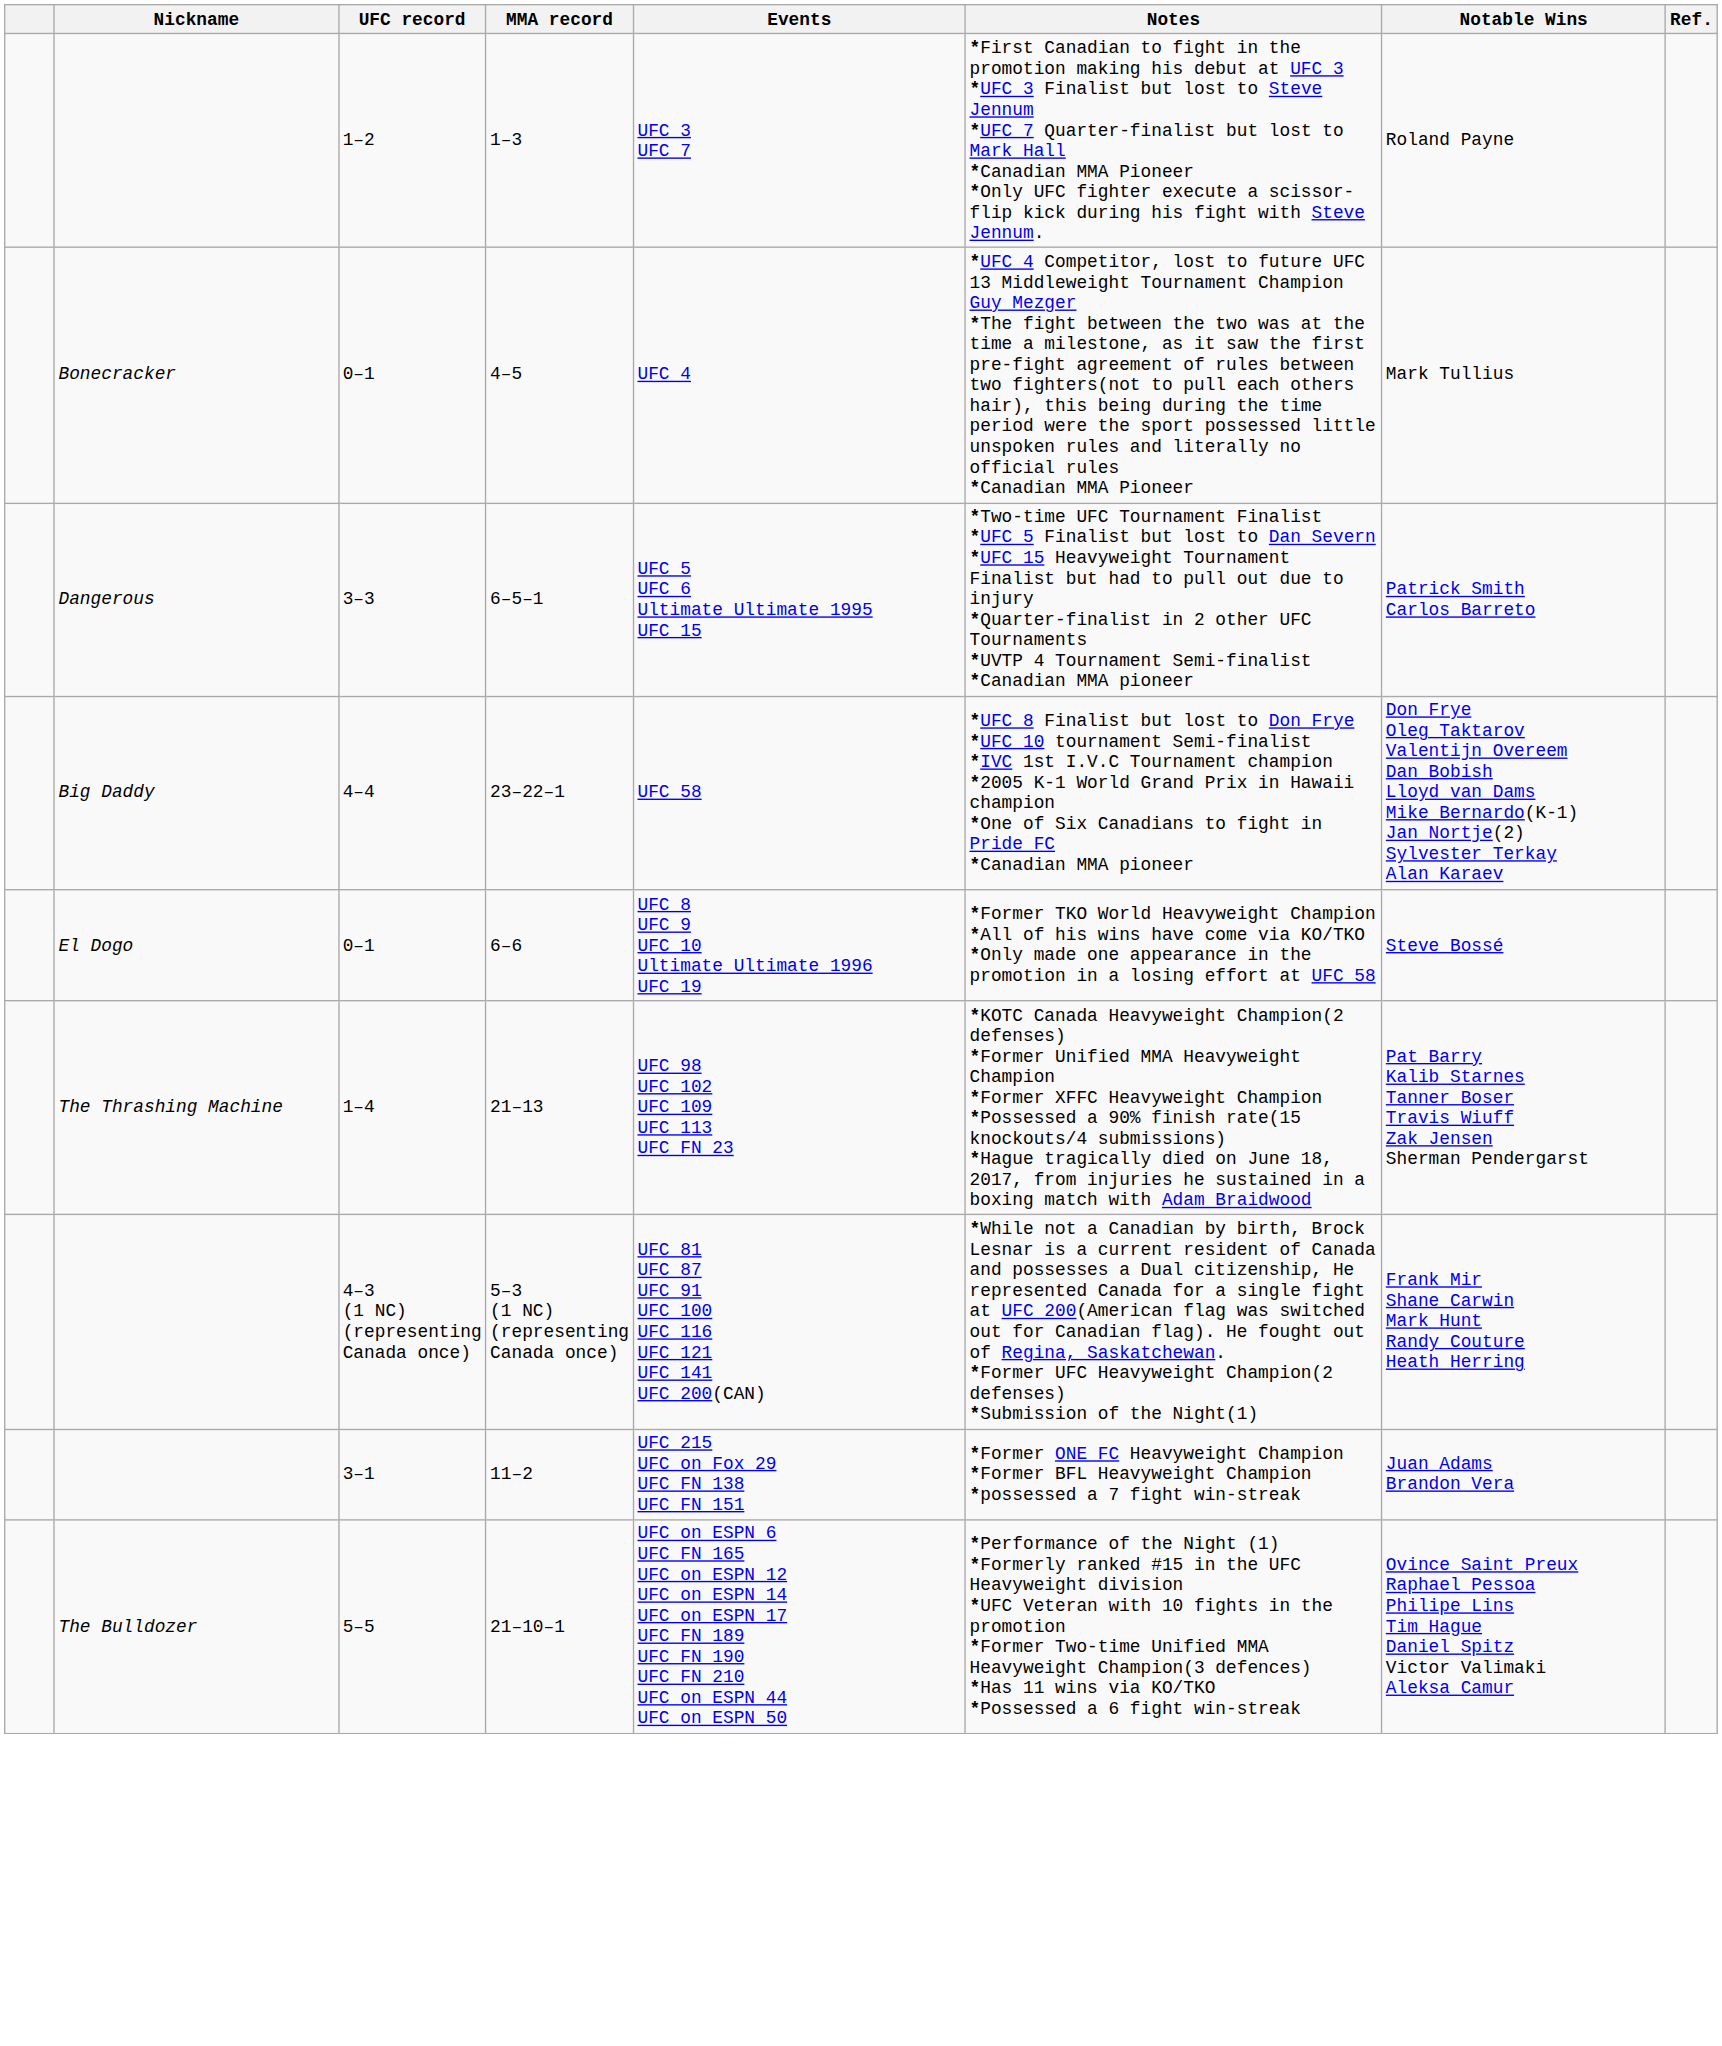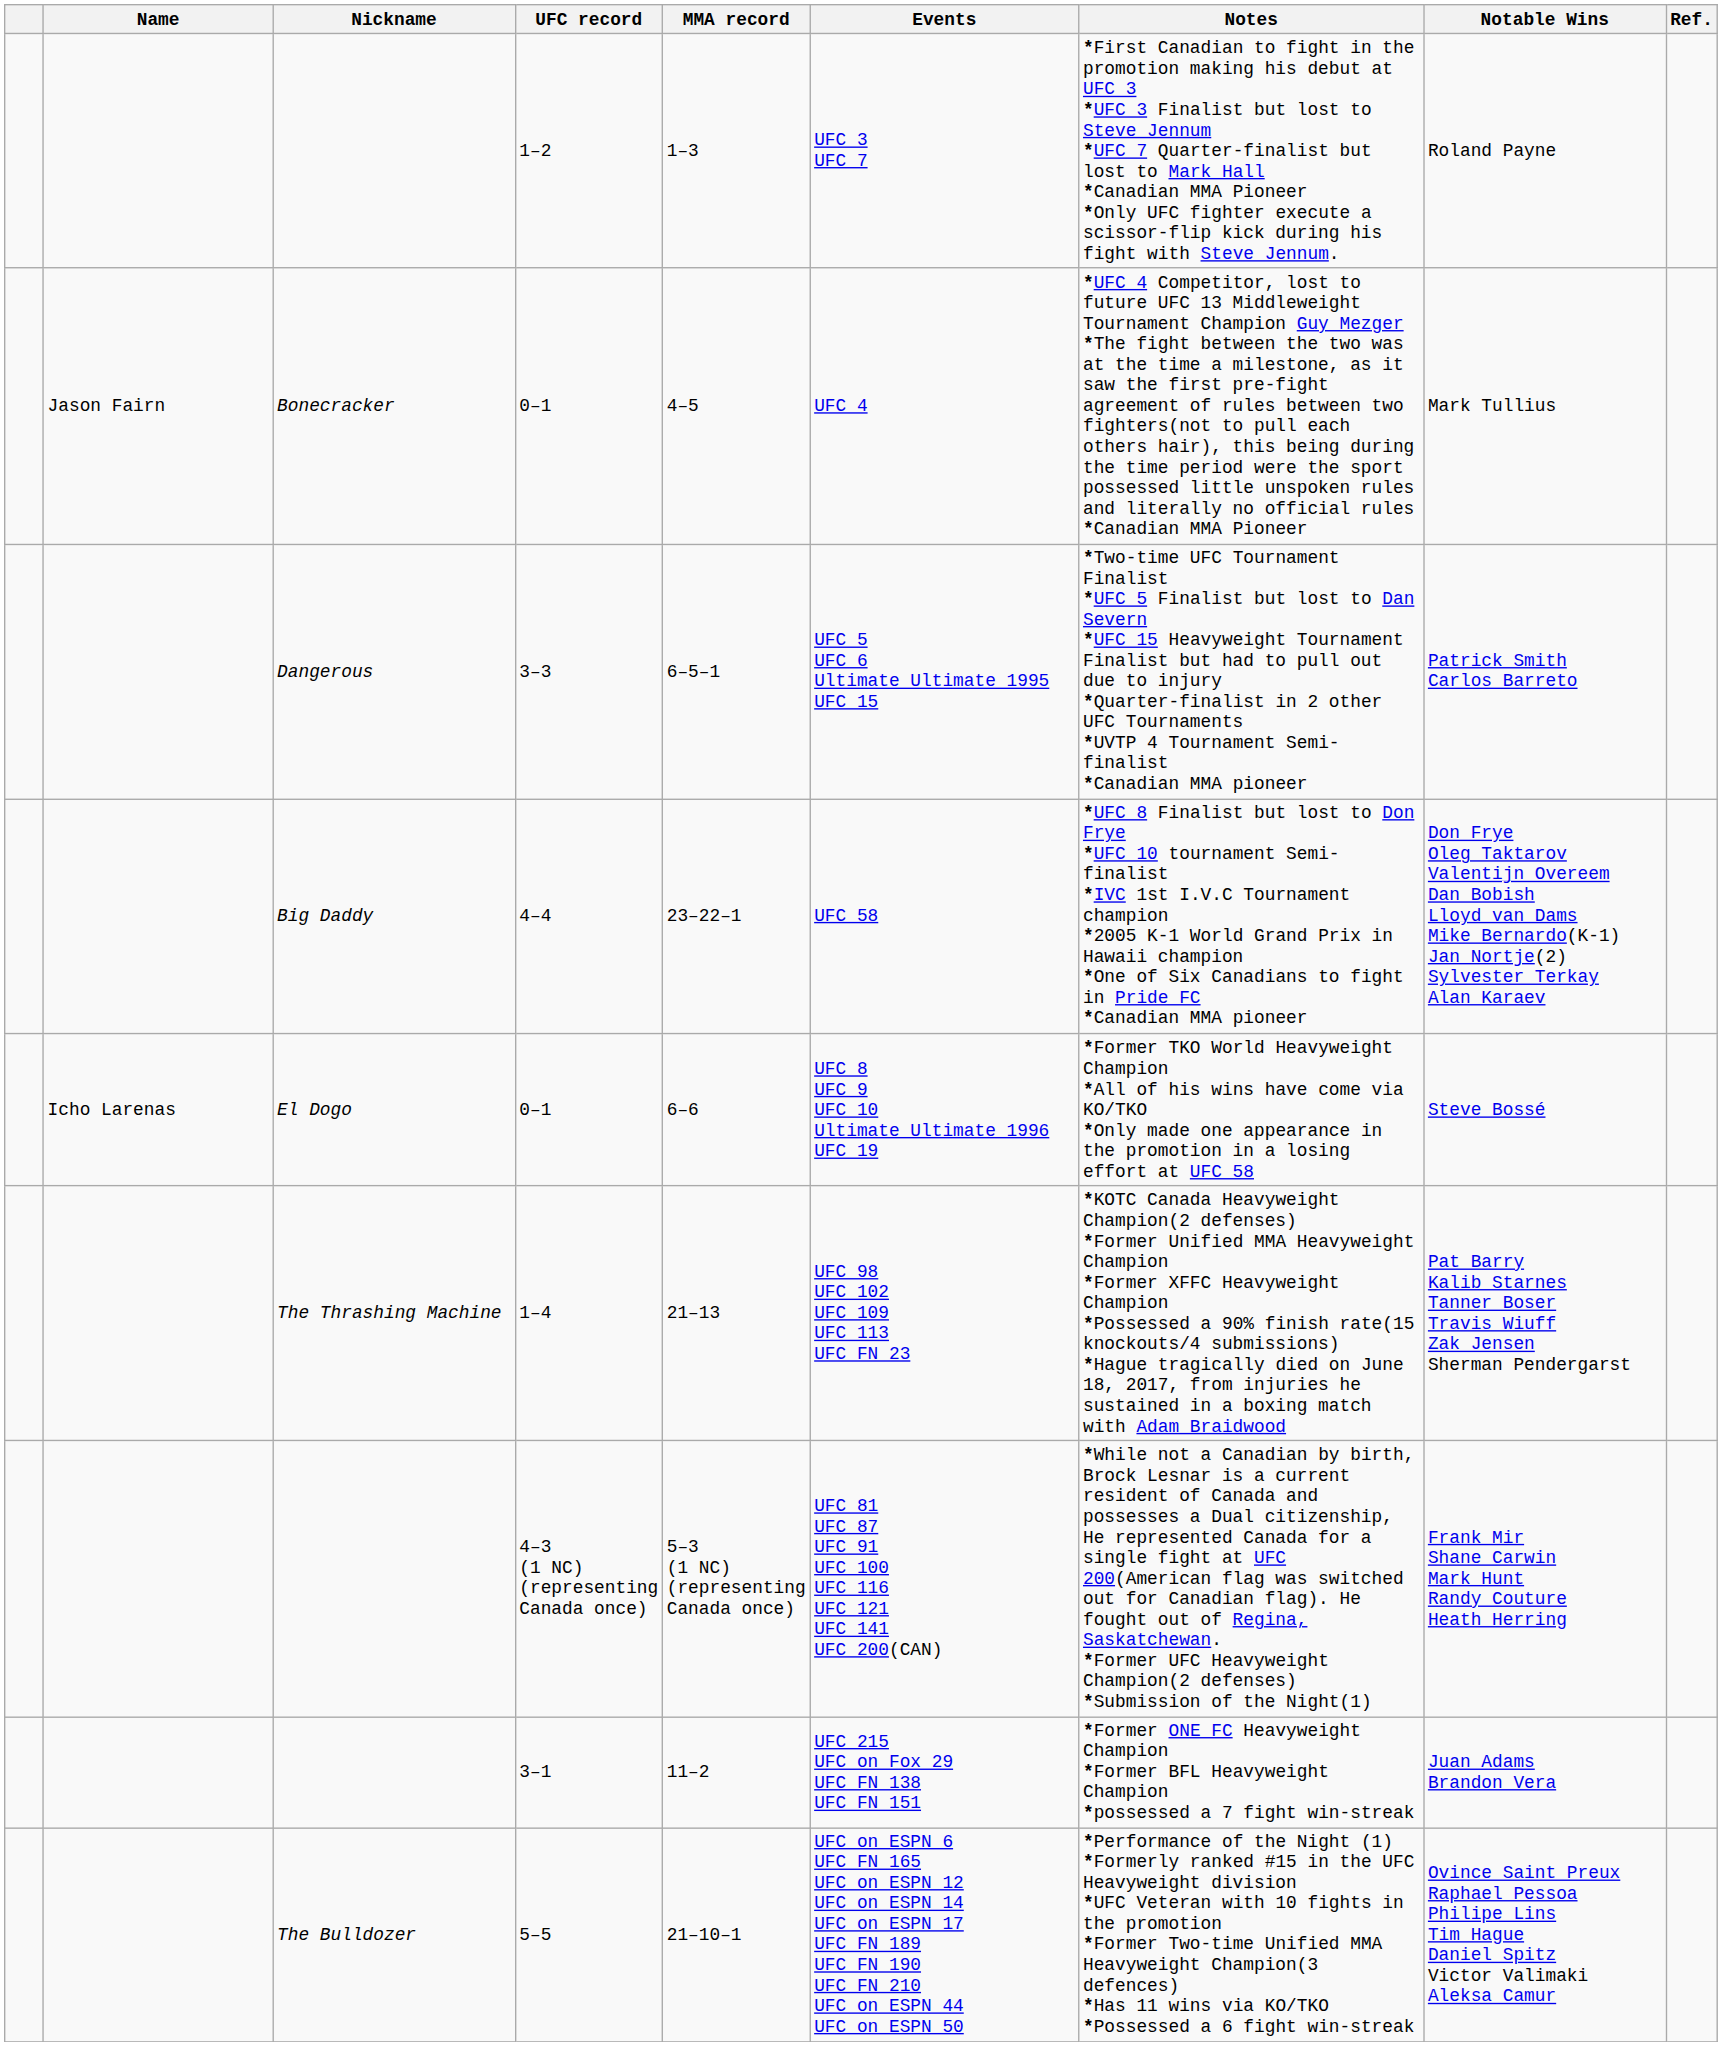+ column: (158, 19)
